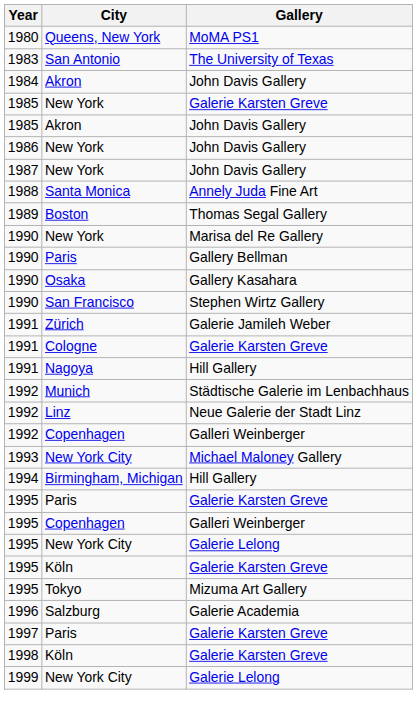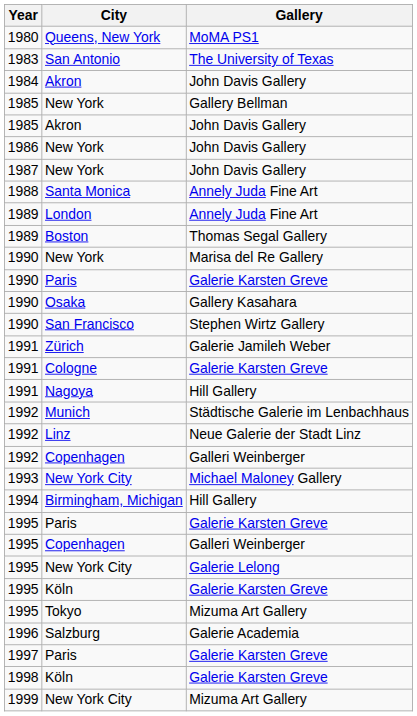(258, 103) Galerie Karsten Greve -> (238, 103) Gallery Bellman
+ row: (23, 214)
(238, 258) Gallery Bellman -> (258, 280) Galerie Karsten Greve
(234, 677) Galerie Lelong -> (248, 699) Mizuma Art Gallery
